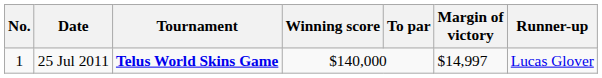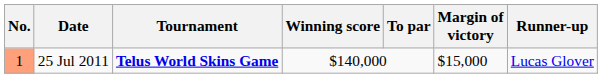(19, 60) no background -> (19, 60) lightsalmon background
(463, 60) $14,997 -> (463, 60) $15,000
